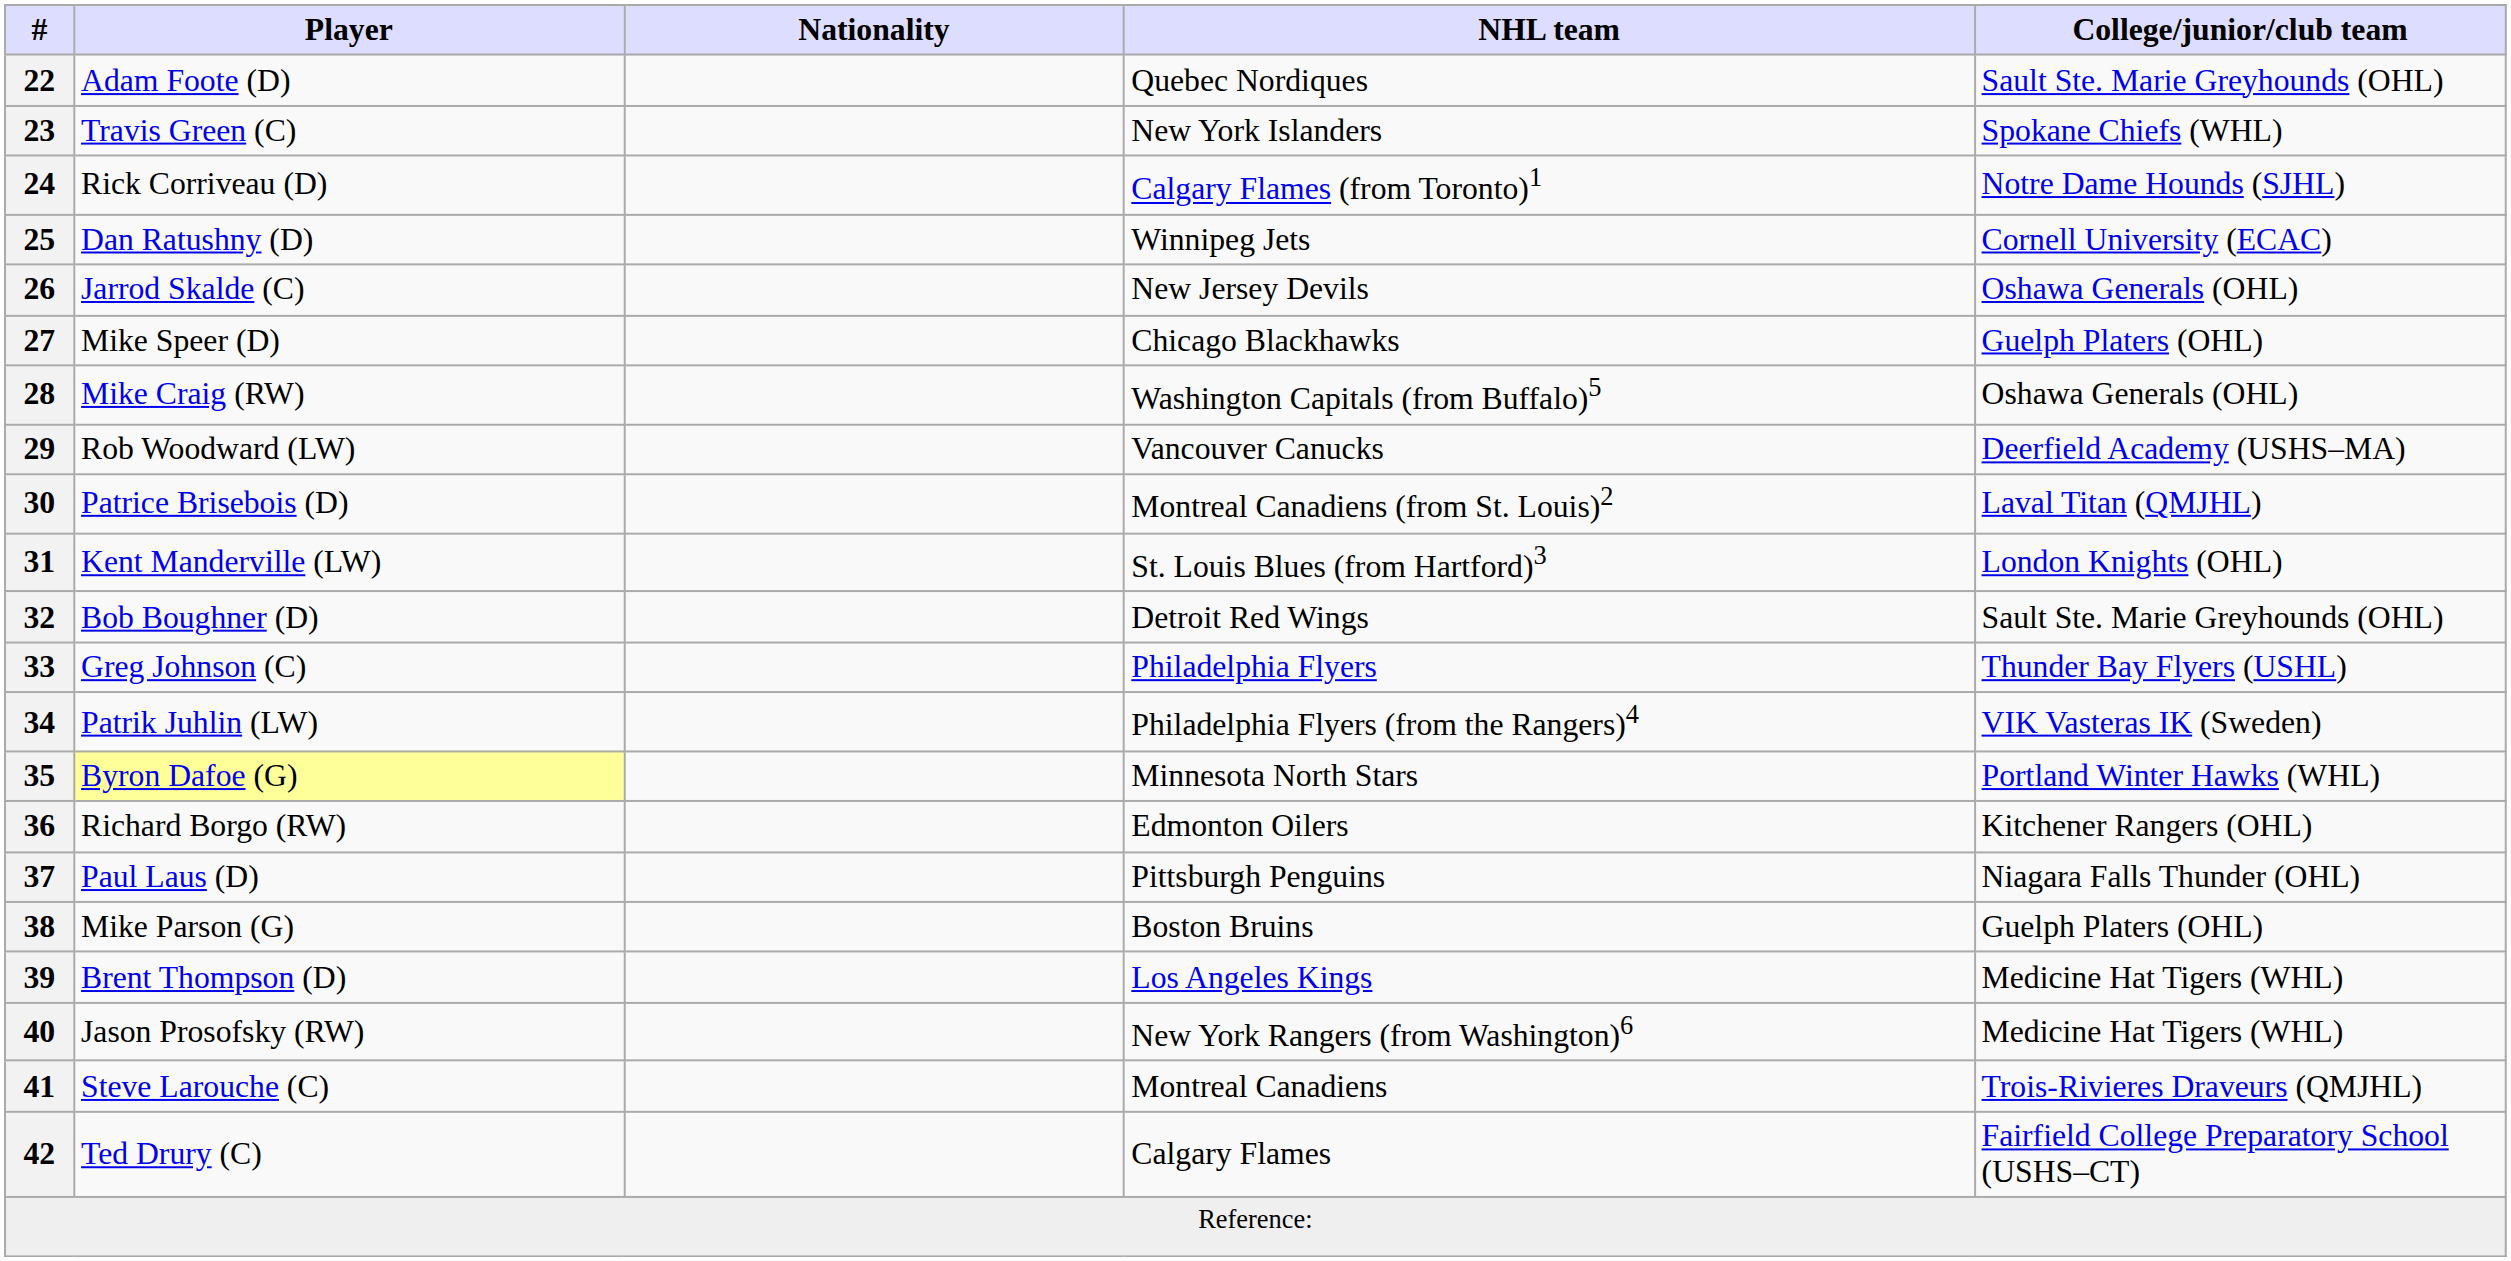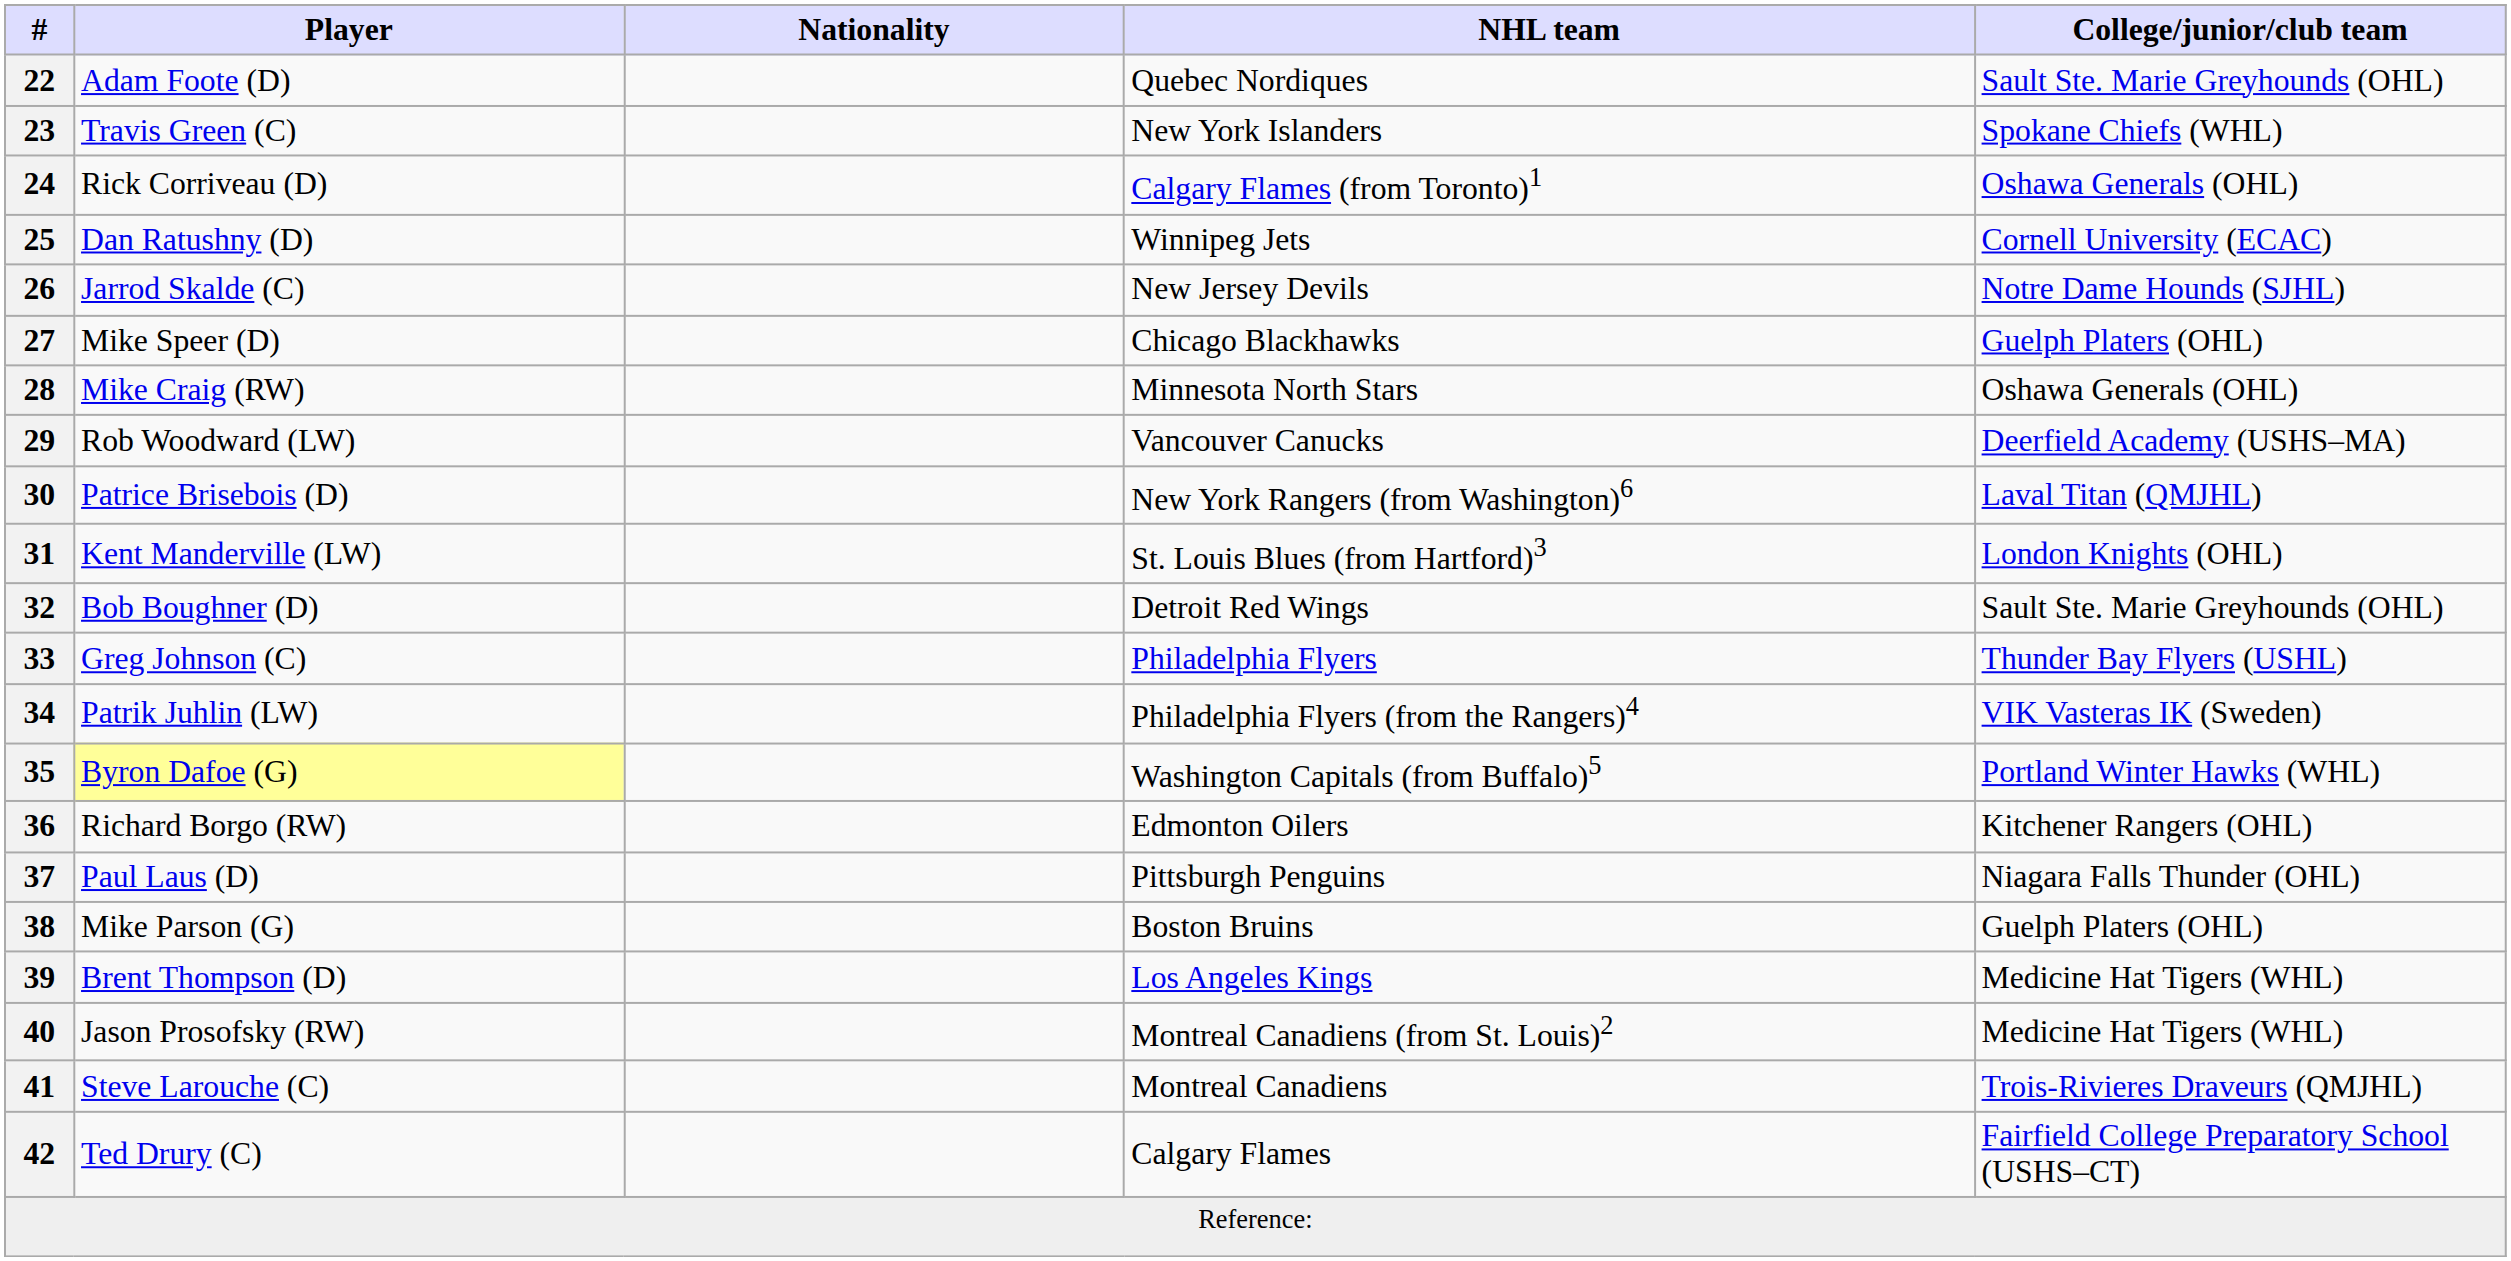(2163, 184) Notre Dame Hounds (SJHL) -> (2140, 184) Oshawa Generals (OHL)
(2140, 289) Oshawa Generals (OHL) -> (2163, 289) Notre Dame Hounds (SJHL)
(1366, 394) Washington Capitals (from Buffalo)5 -> (1275, 389) Minnesota North Stars
(1372, 503) Montreal Canadiens (from St. Louis)2 -> (1382, 494) New York Rangers (from Washington)6
(1275, 775) Minnesota North Stars -> (1366, 771) Washington Capitals (from Buffalo)5
(1382, 1031) New York Rangers (from Washington)6 -> (1372, 1031) Montreal Canadiens (from St. Louis)2
